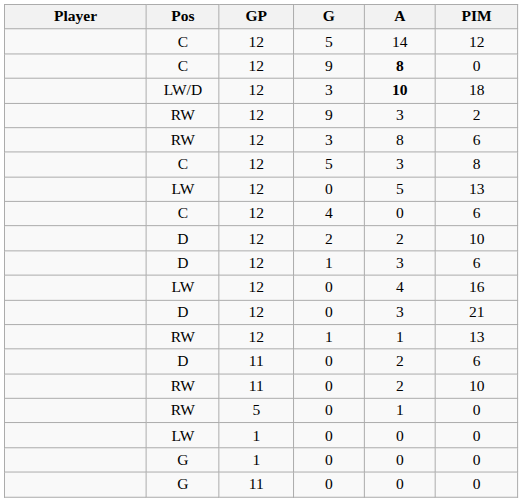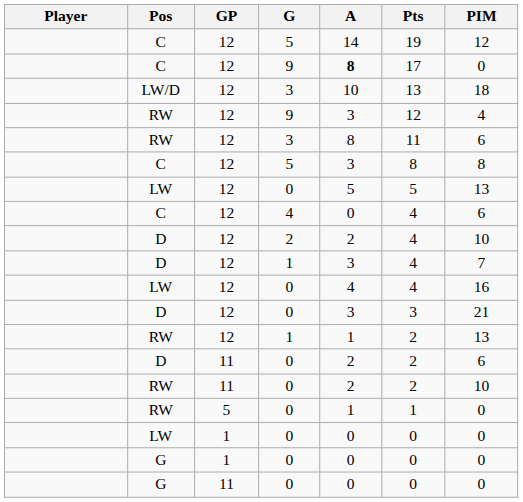+ column: (413, 16)
(400, 90) bold -> (351, 90) normal
(477, 115) 2 -> (481, 115) 4
(477, 262) 6 -> (481, 262) 7
